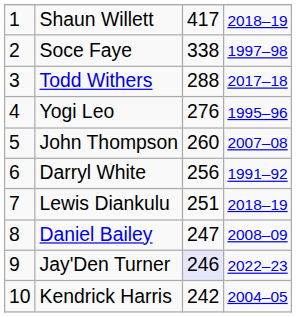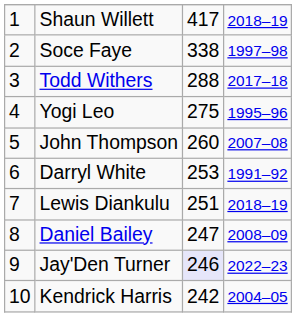(203, 111) 276 -> (203, 111) 275
(203, 173) 256 -> (203, 173) 253
